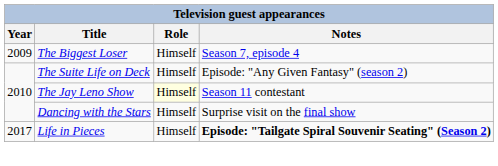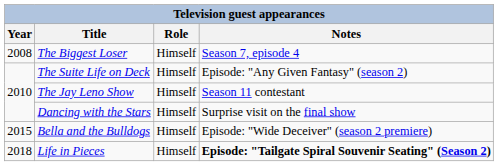(20, 53) 2009 -> (20, 53) 2008
(176, 92) lightyellow background -> (176, 92) no background
+ row: (94, 131)
(20, 131) 2017 -> (20, 151) 2018
